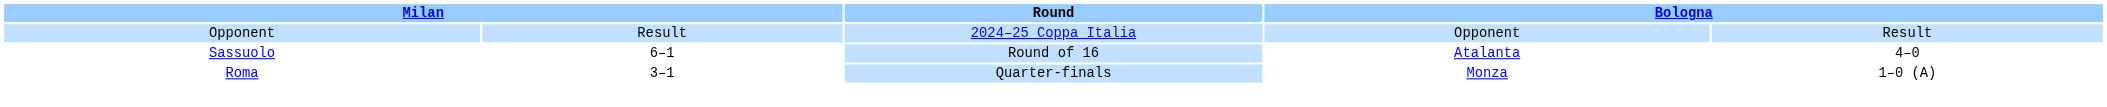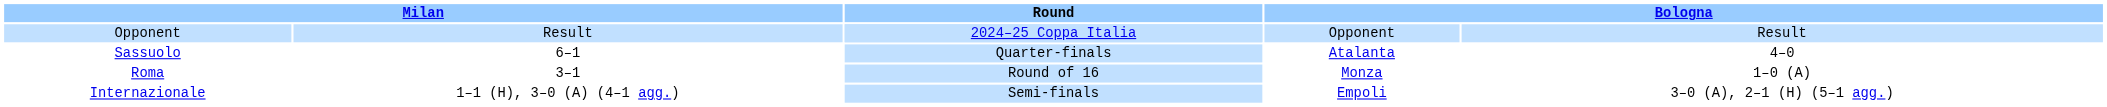(1054, 53) Round of 16 -> (1054, 53) Quarter-finals
(1054, 74) Quarter-finals -> (1054, 74) Round of 16
+ row: (148, 94)
